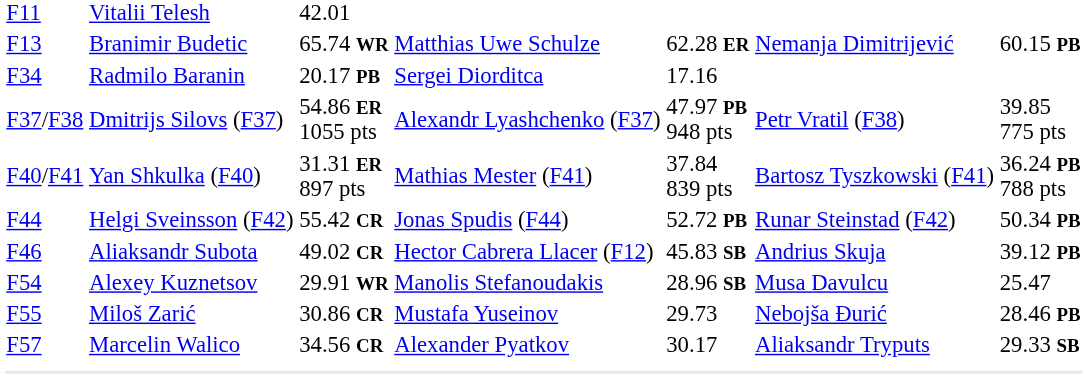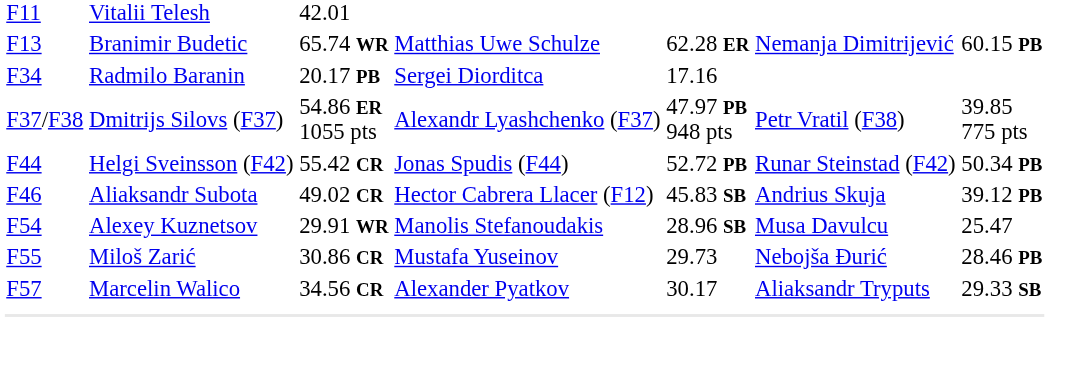- row: (175, 176)
